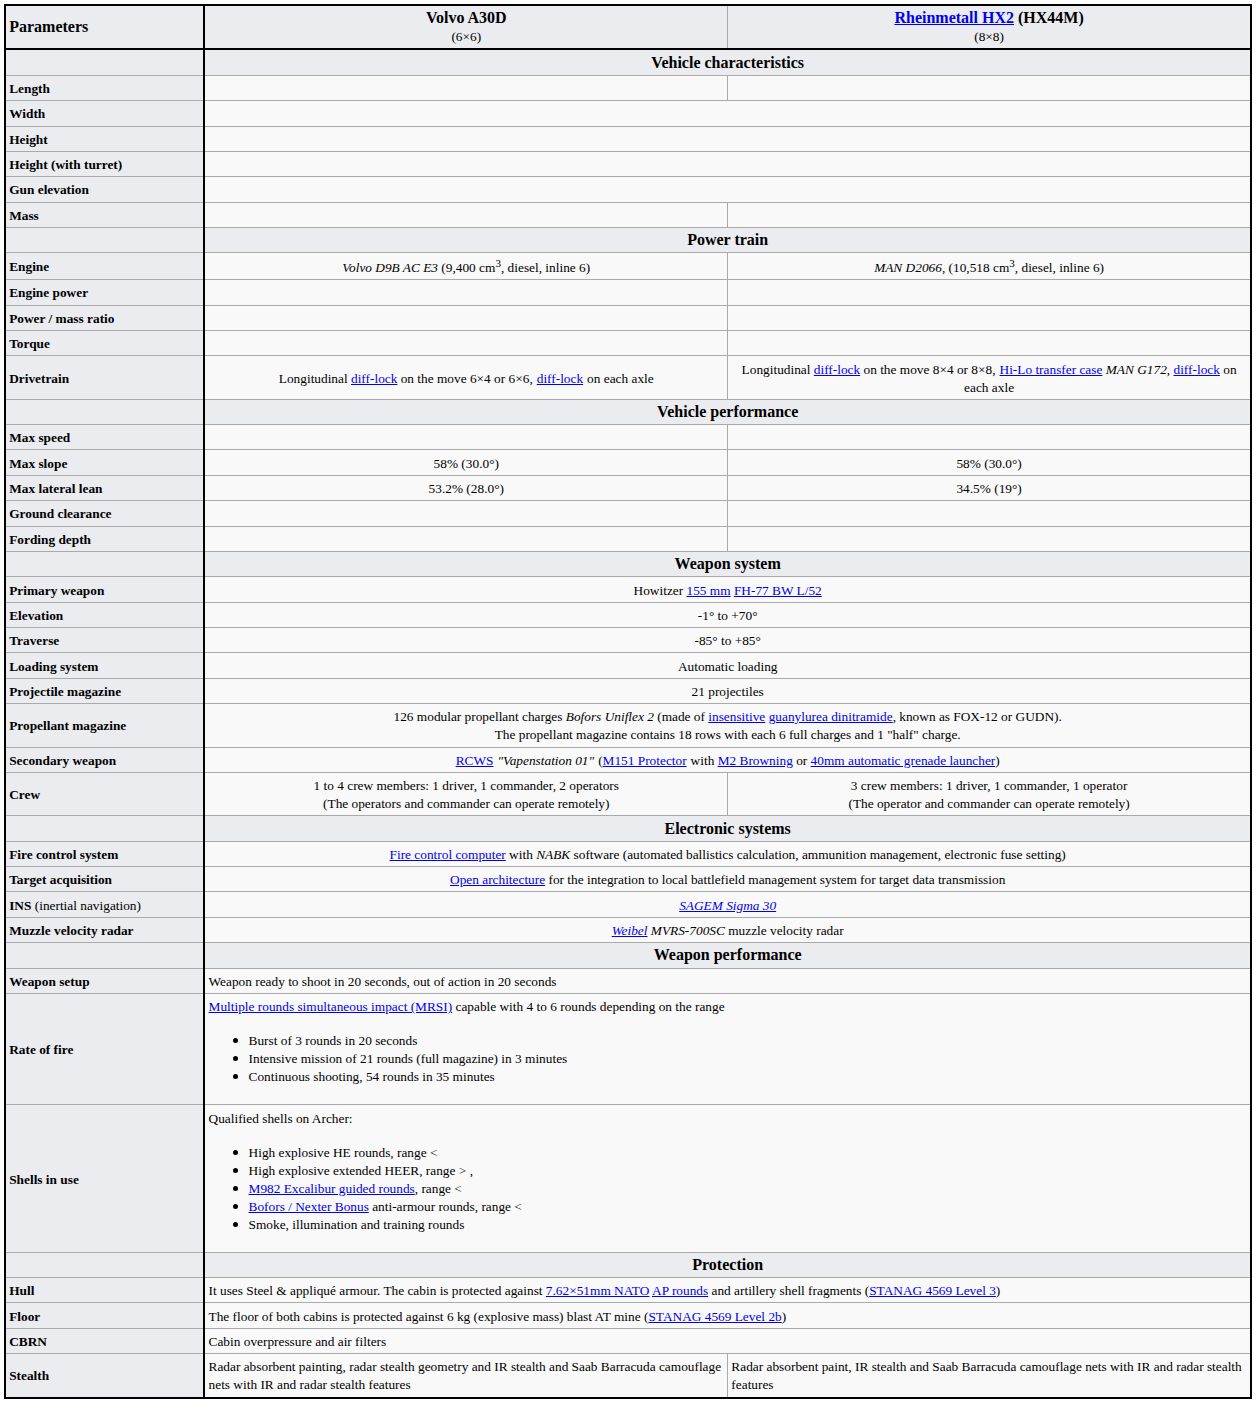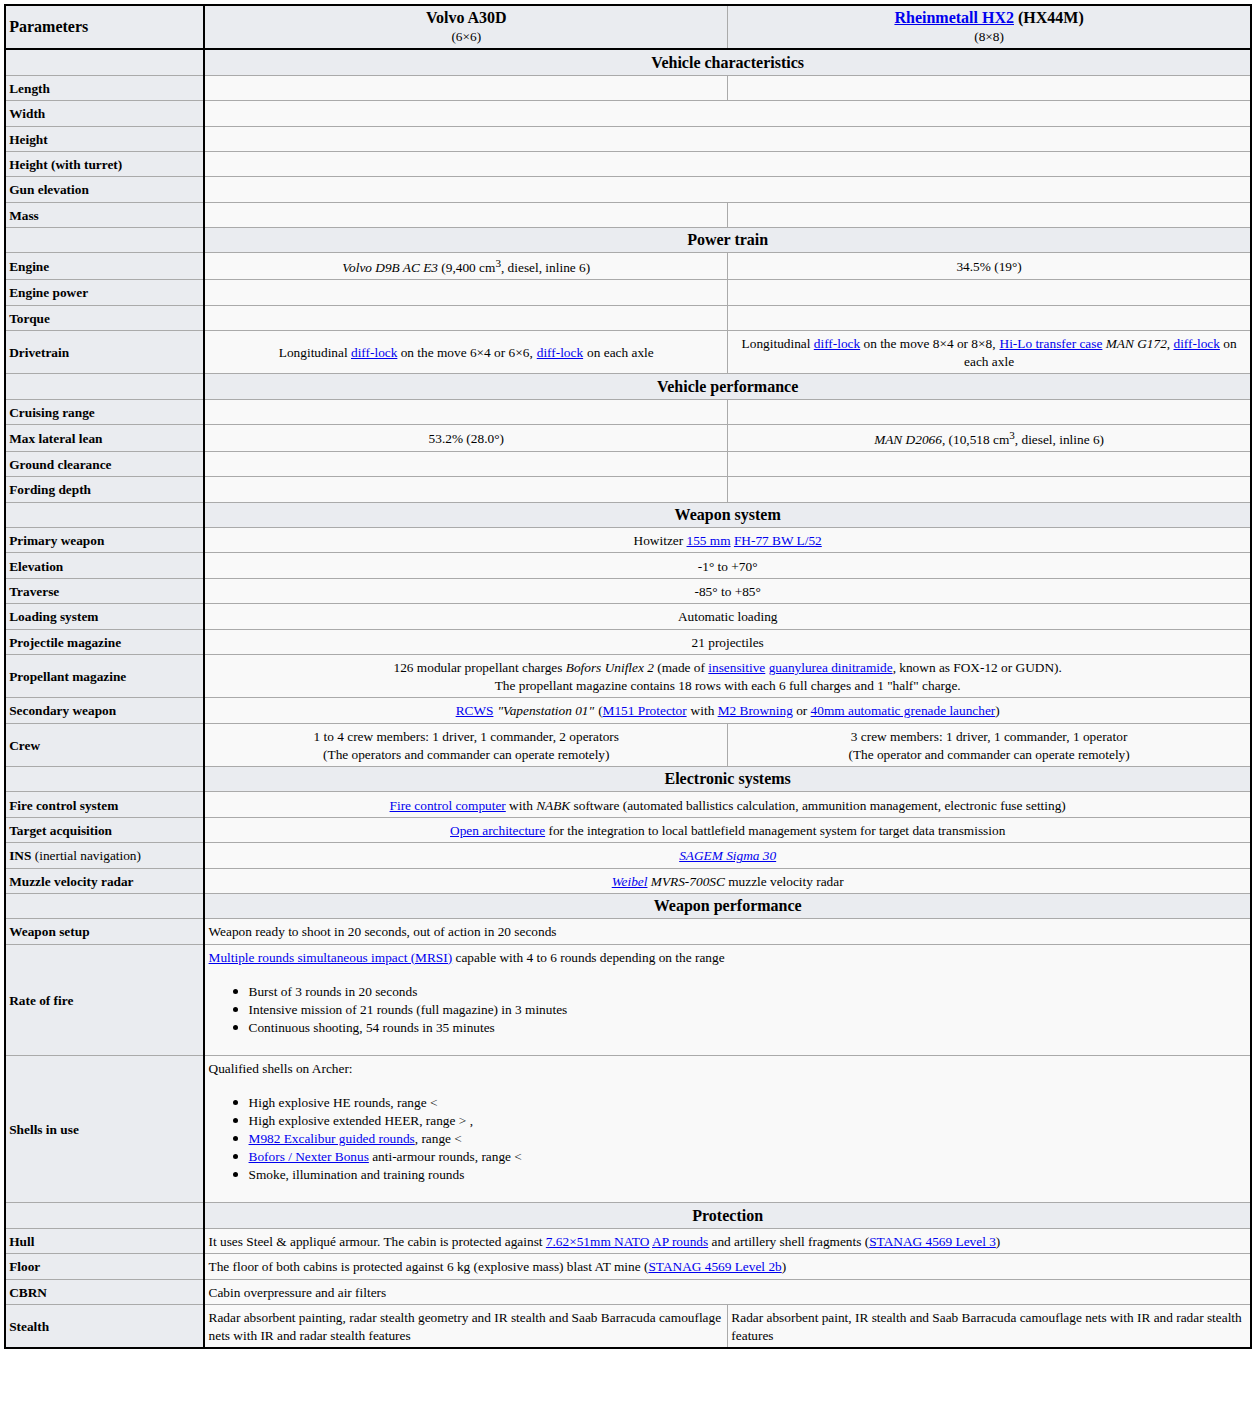(989, 266) MAN D2066, (10,518 cm3, diesel, inline 6) -> (989, 267) 34.5% (19°)
- row: (62, 317)
- row: (40, 437)
+ row: (52, 411)
- row: (38, 462)
(989, 488) 34.5% (19°) -> (989, 437) MAN D2066, (10,518 cm3, diesel, inline 6)
